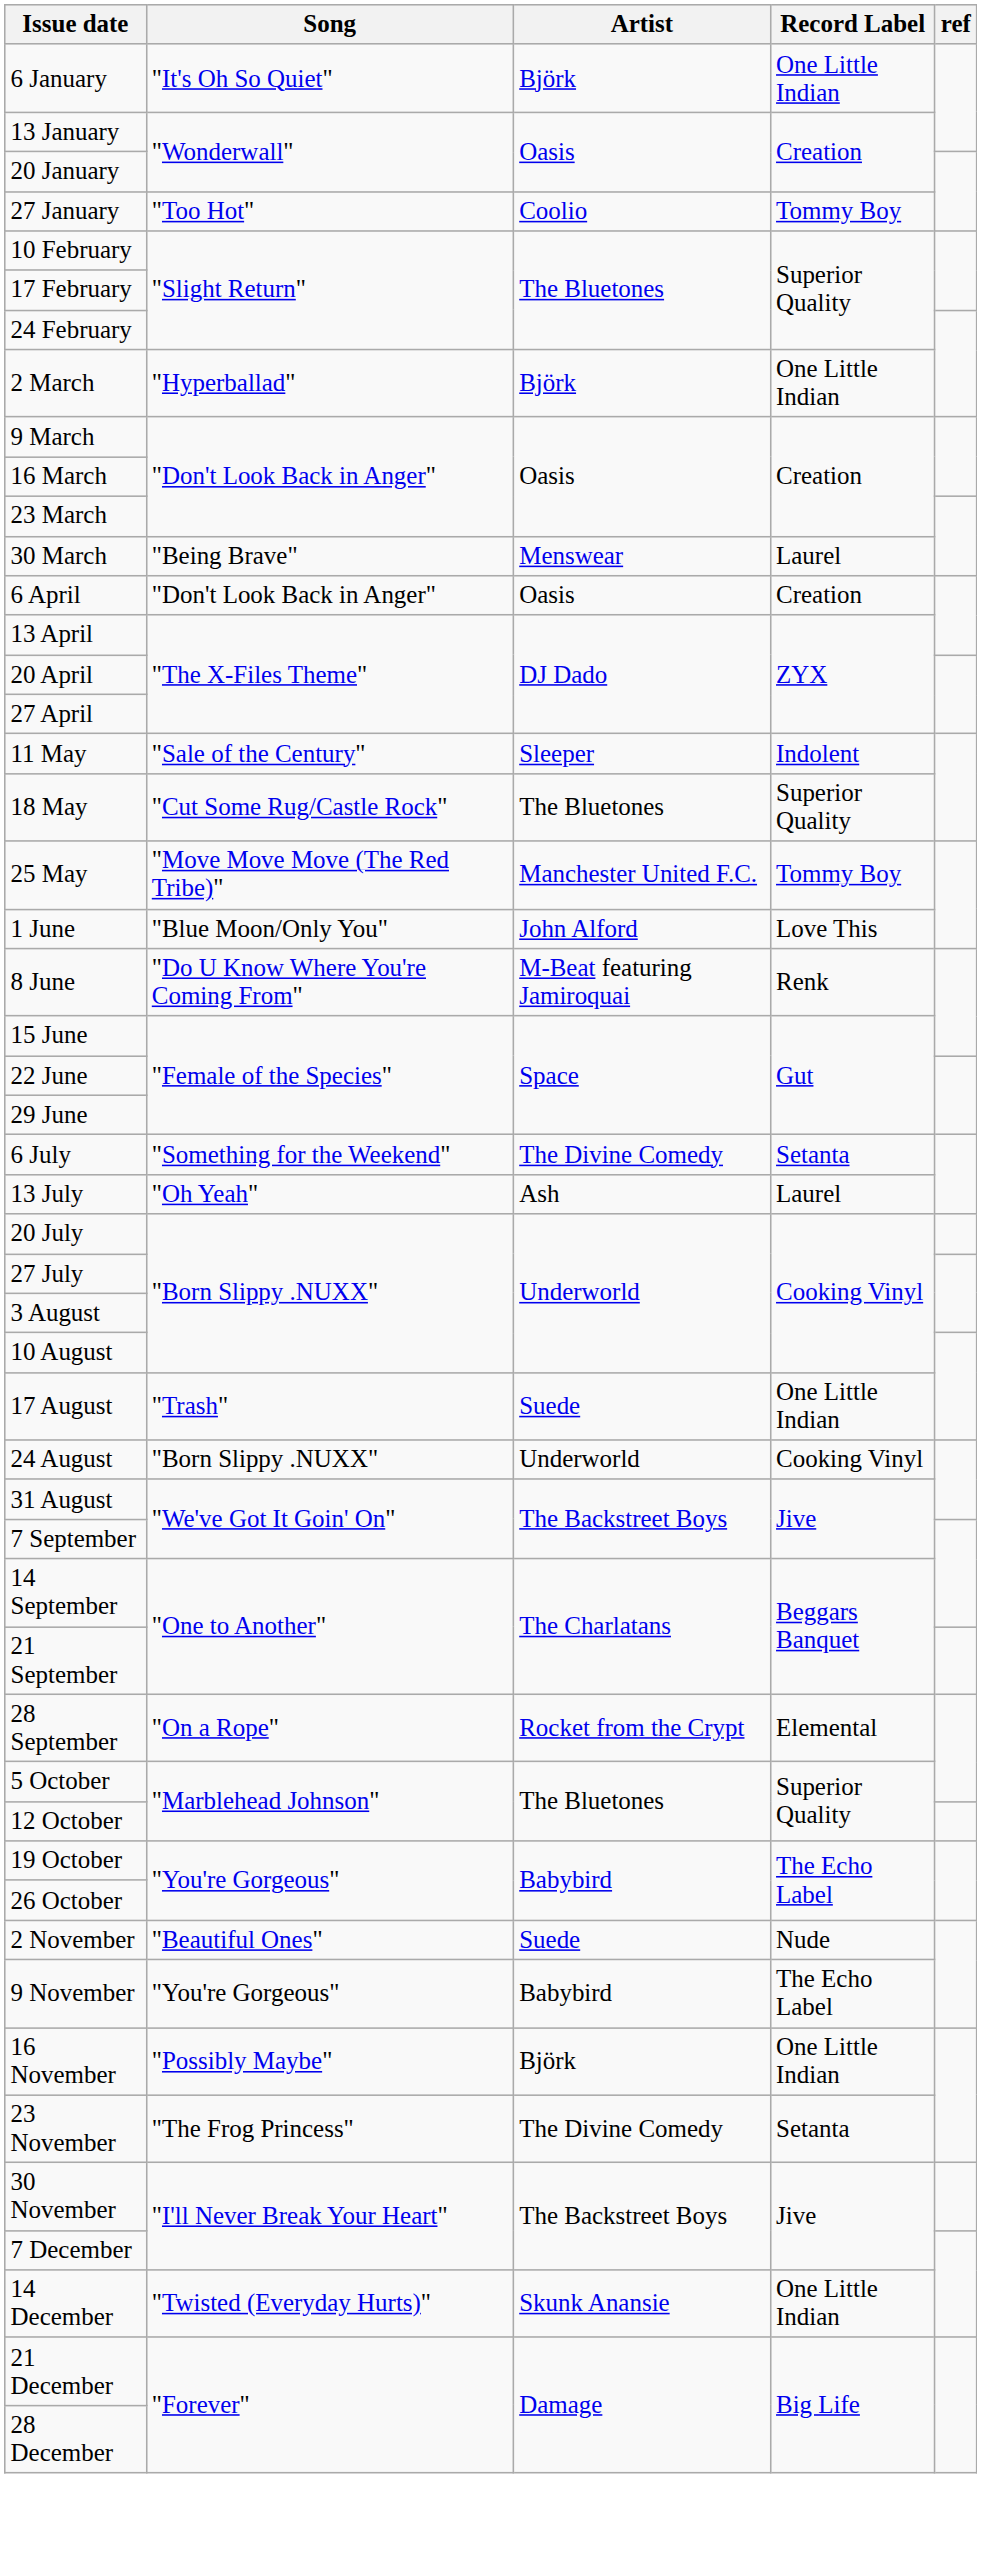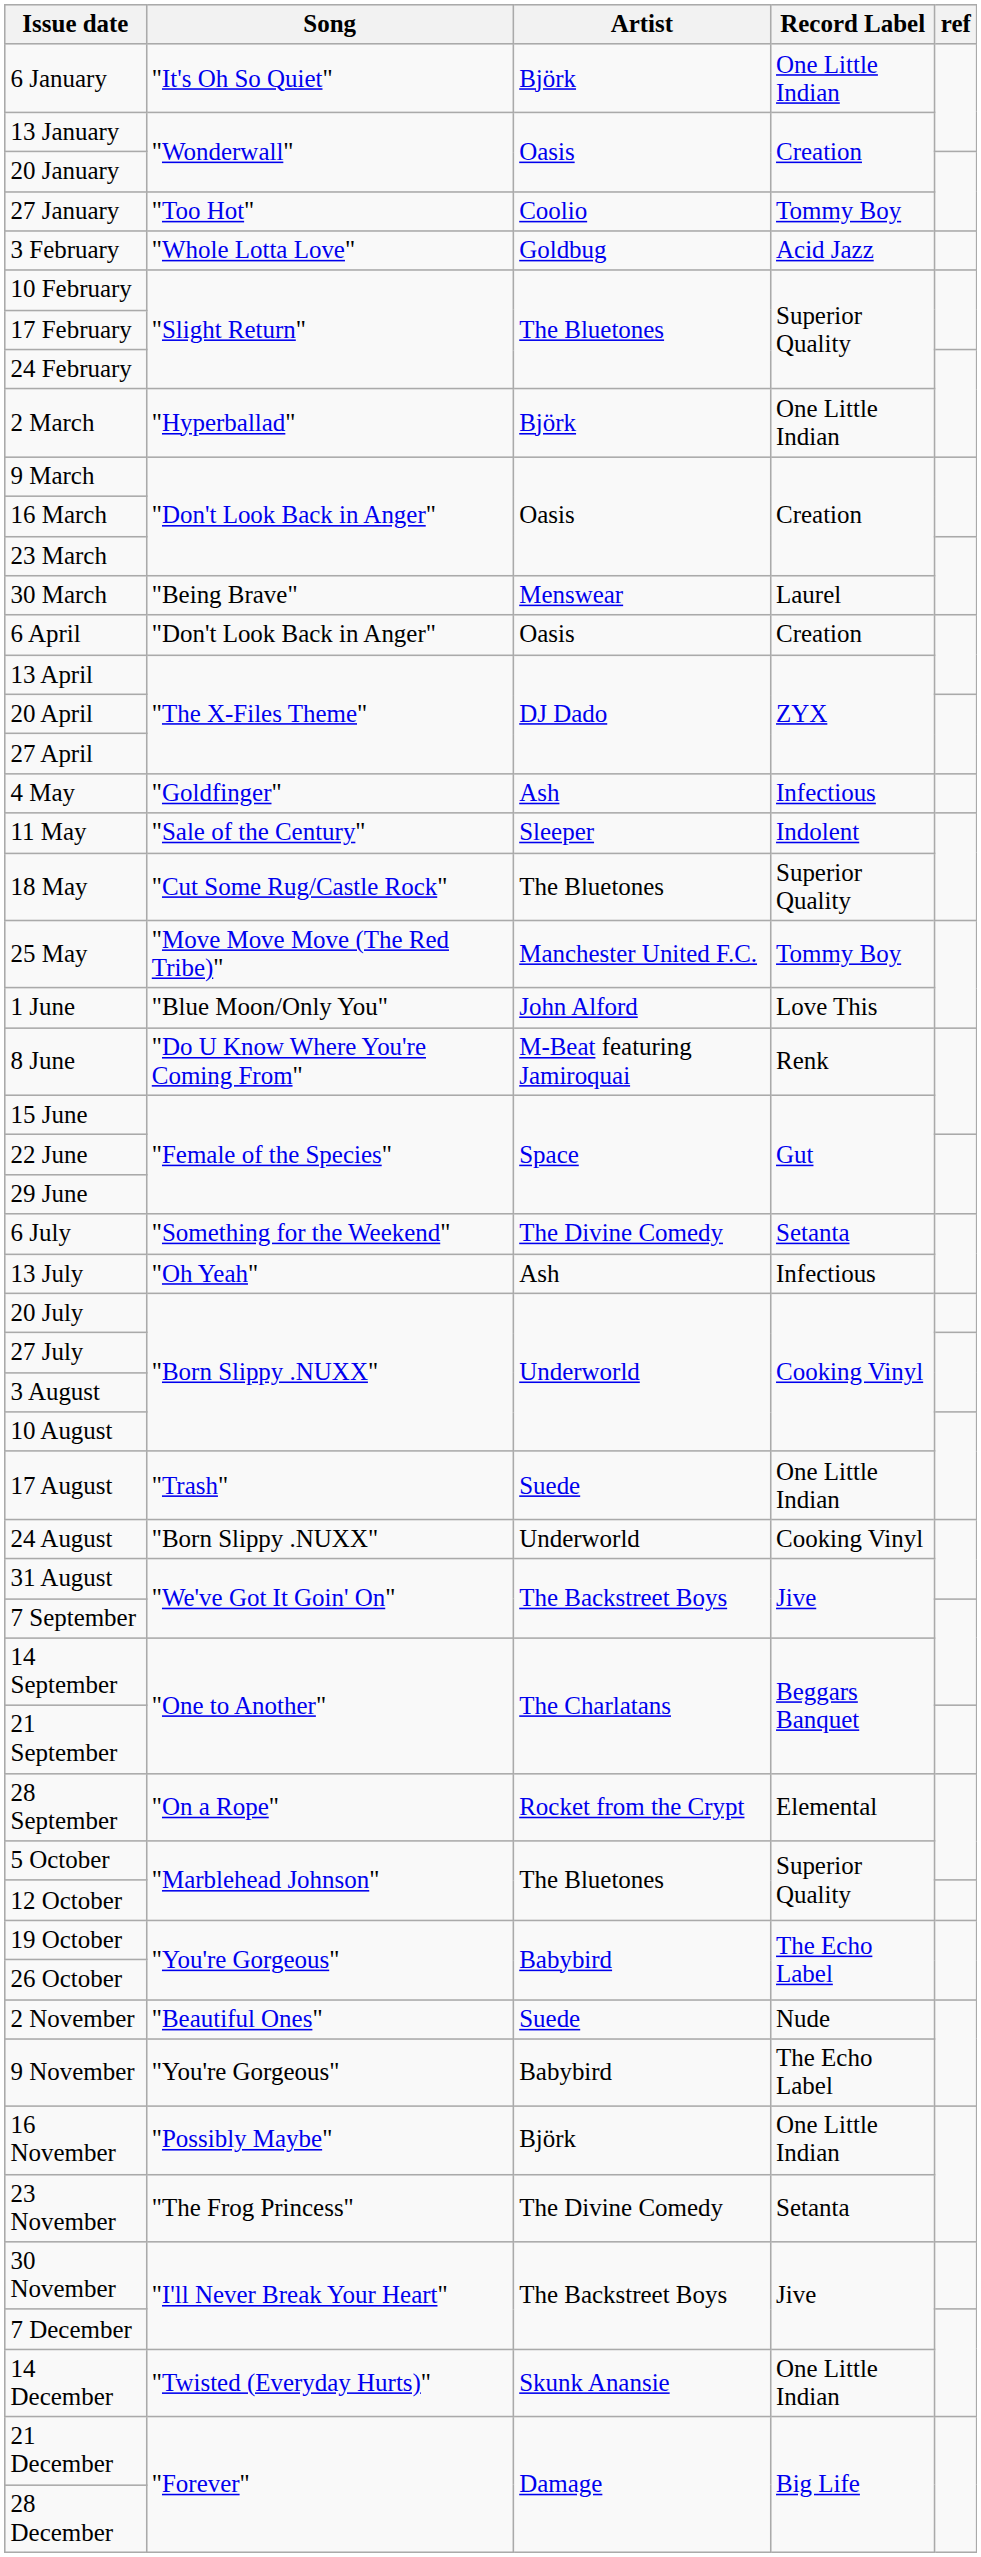+ row: (65, 250)
+ row: (43, 792)
(809, 1193) Laurel -> (826, 1273) Infectious
